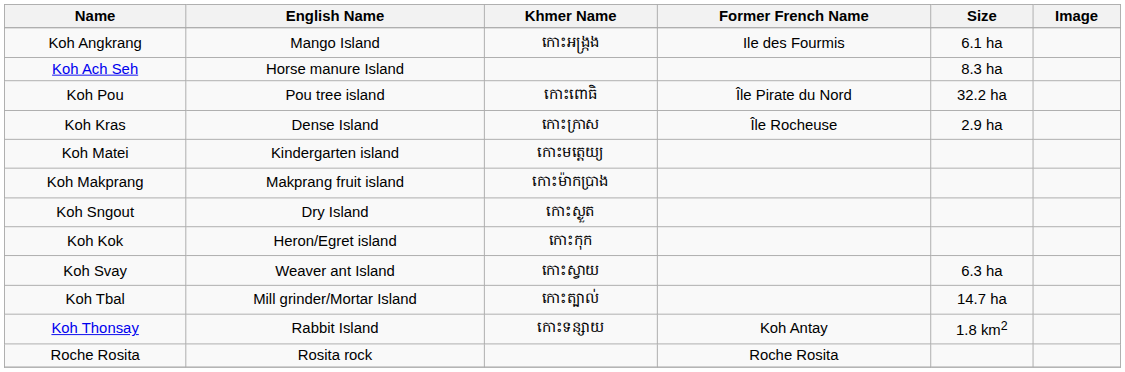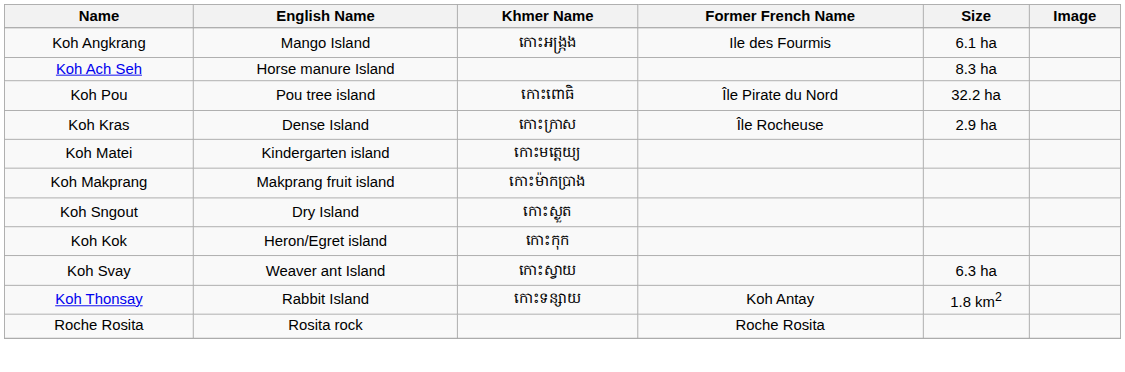- row: (95, 299)
